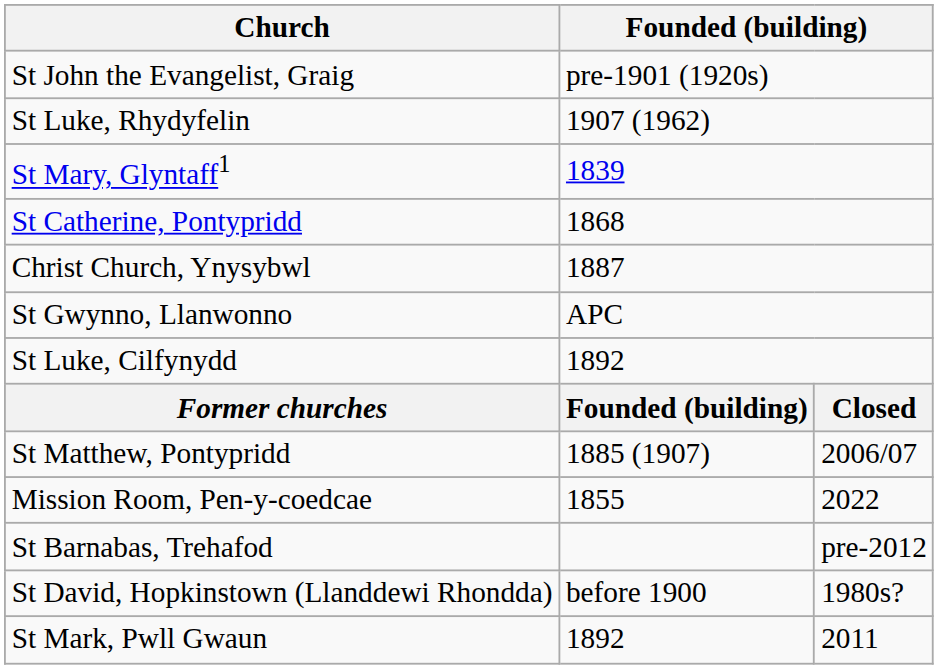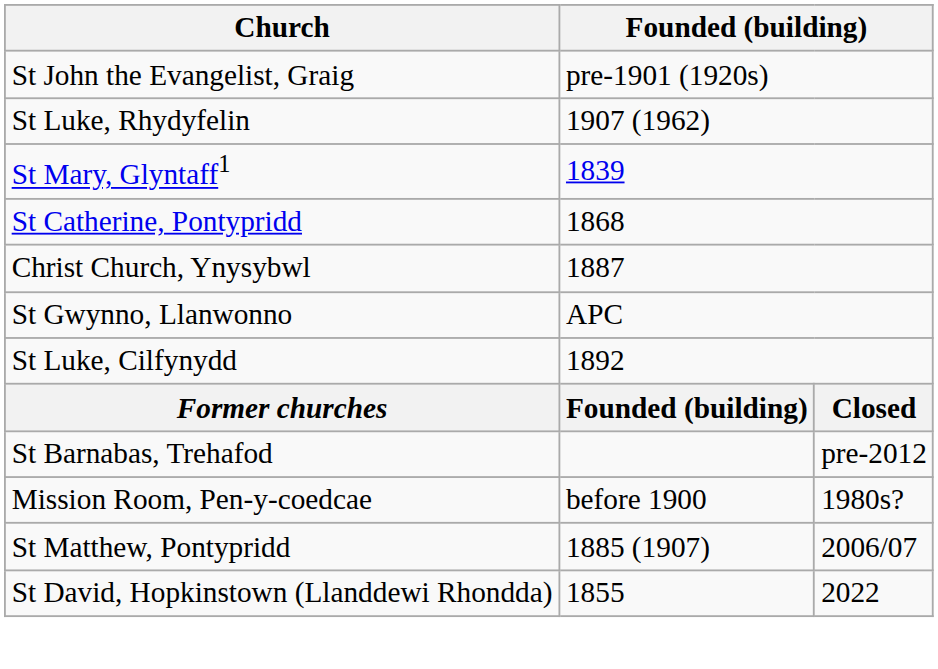rows swapped: (151, 453) <-> (142, 546)
(595, 500) 1855 -> (636, 500) before 1900
(850, 500) 2022 -> (863, 500) 1980s?
(636, 592) before 1900 -> (595, 592) 1855
(863, 592) 1980s? -> (850, 592) 2022
- row: (139, 639)
